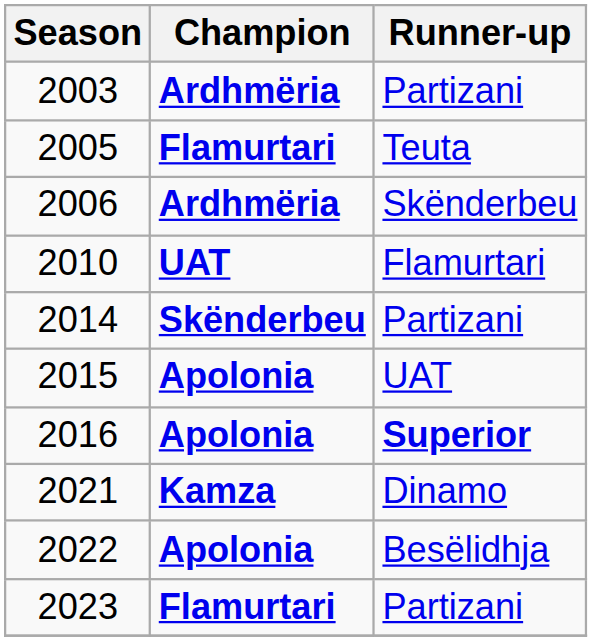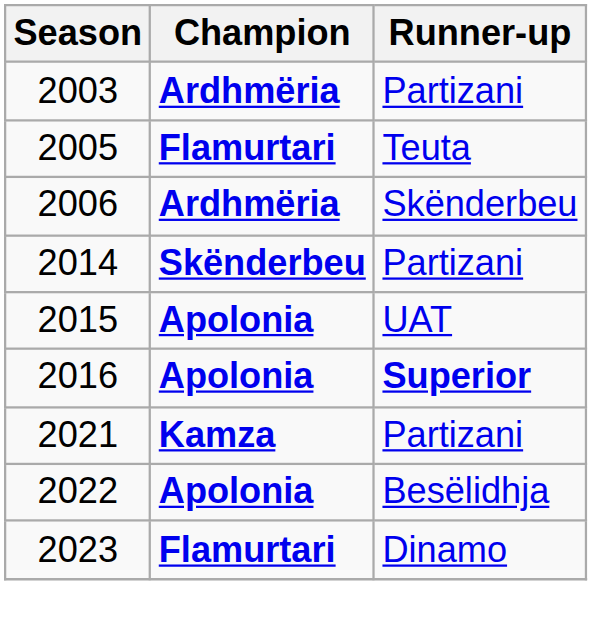- row: (78, 262)
(445, 491) Dinamo -> (453, 434) Partizani
(453, 606) Partizani -> (445, 549) Dinamo
